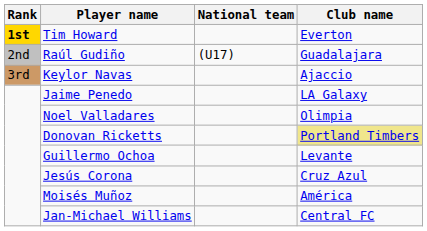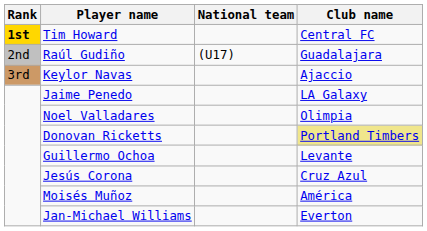(326, 35) Everton -> (337, 35) Central FC
(337, 216) Central FC -> (326, 216) Everton
